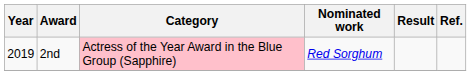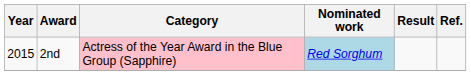(21, 53) 2019 -> (21, 53) 2015
(345, 53) no background -> (345, 53) lightblue background
